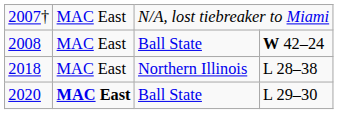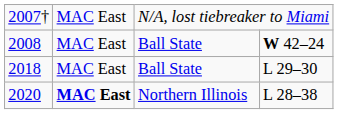(193, 69) Northern Illinois -> (170, 69) Ball State
(290, 69) L 28–38 -> (290, 69) L 29–30
(170, 95) Ball State -> (193, 95) Northern Illinois
(290, 95) L 29–30 -> (290, 95) L 28–38
